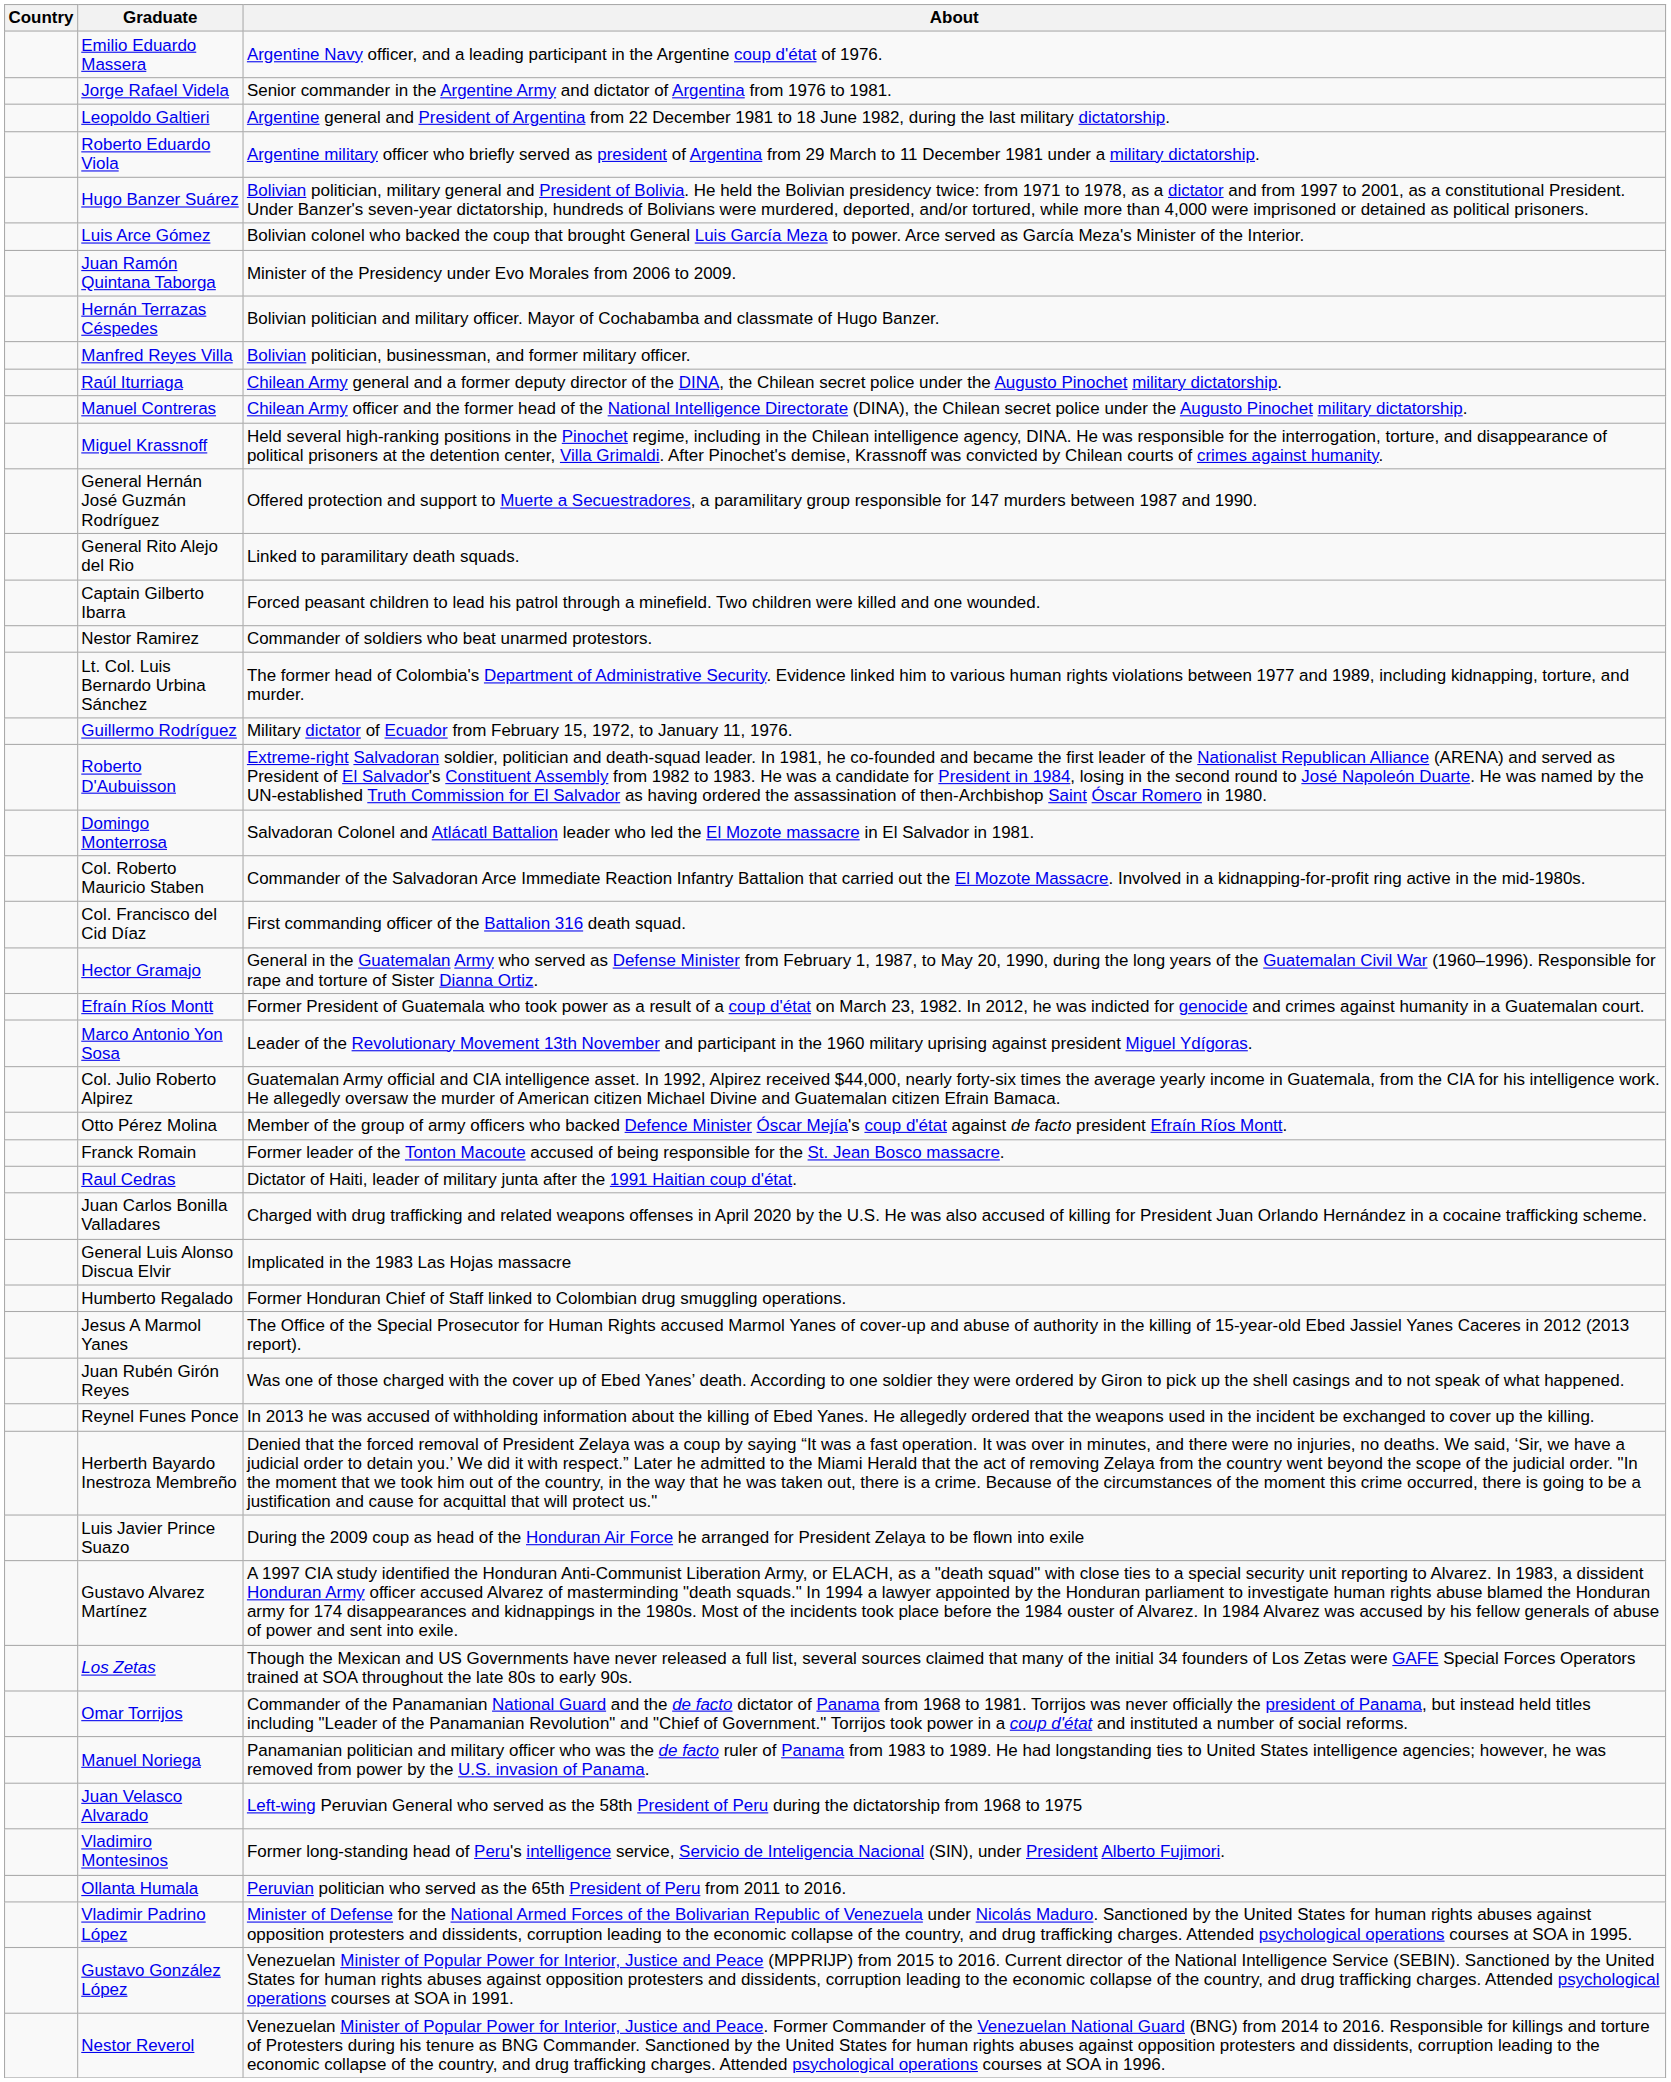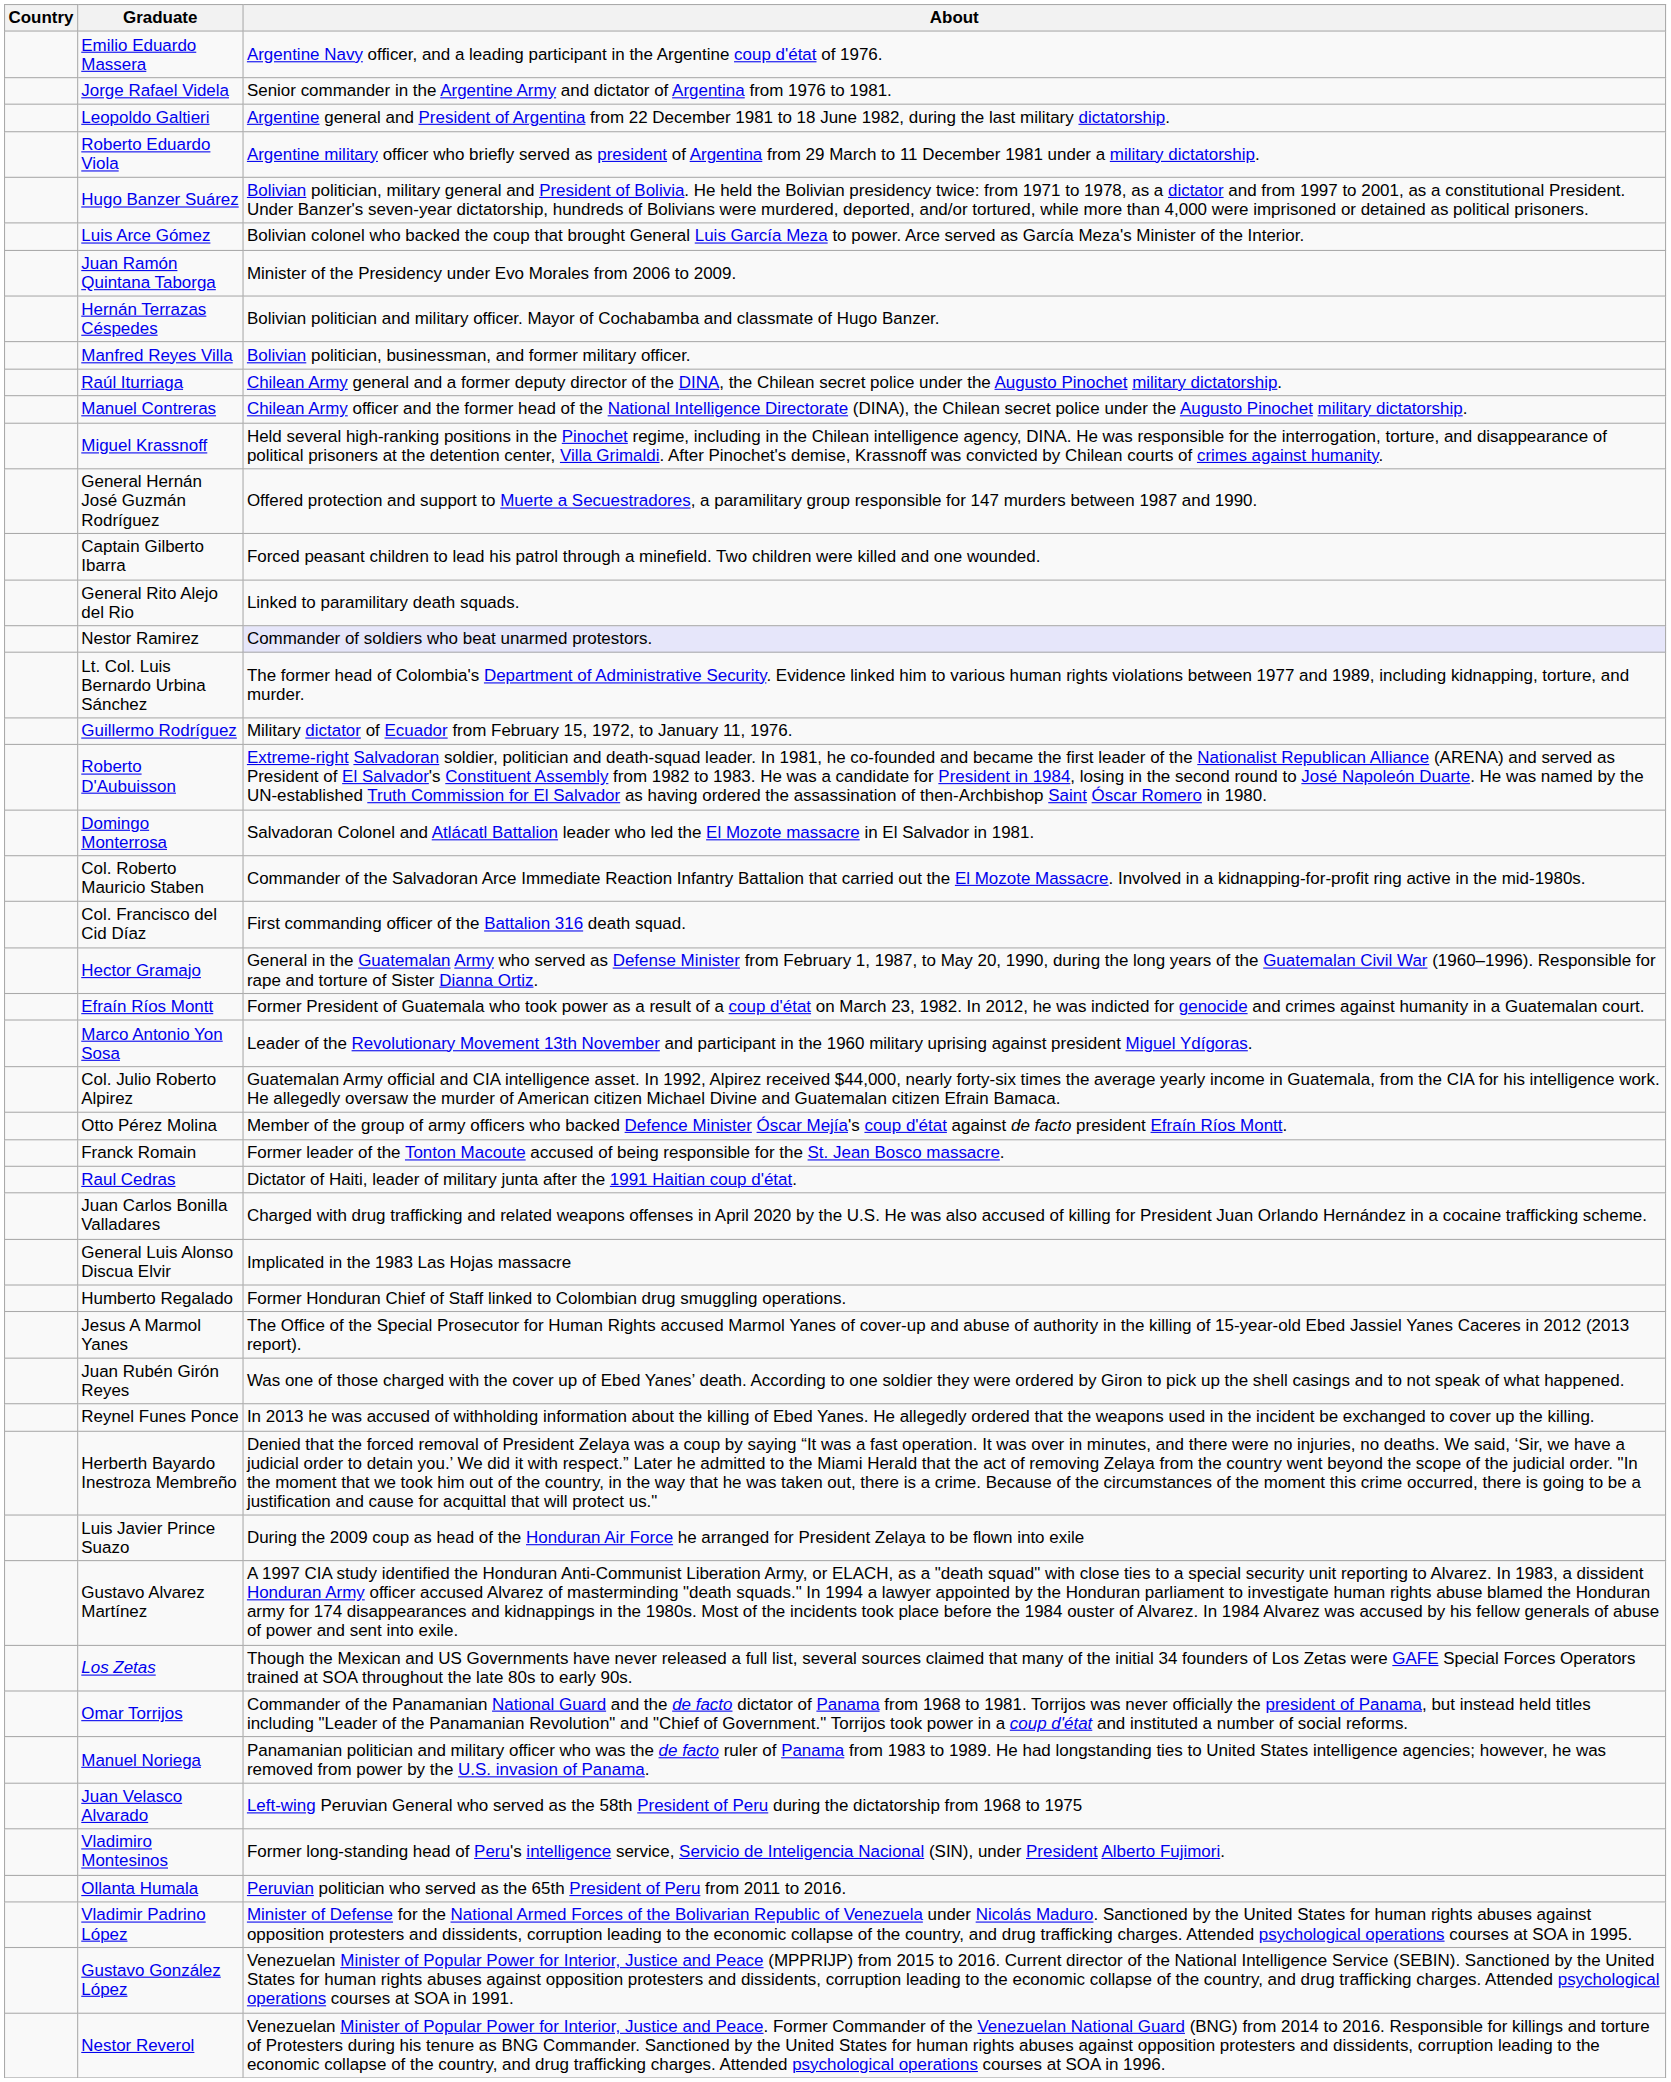rows swapped: (143, 602) <-> (150, 556)
(450, 639) no background -> (450, 639) lavender background
